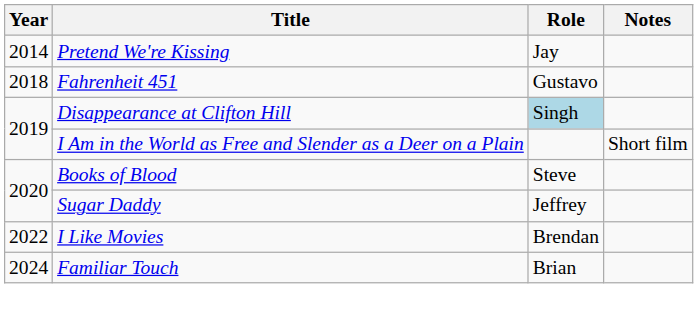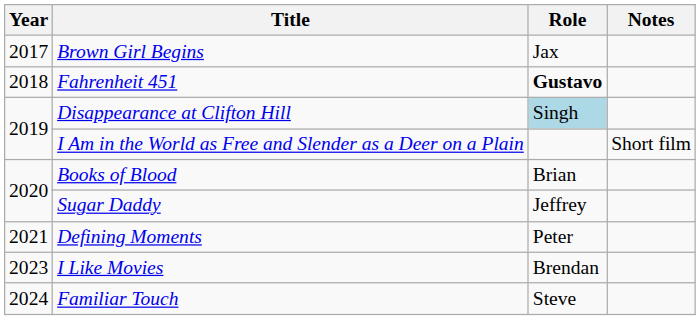- row: (143, 50)
+ row: (131, 50)
(565, 81) normal -> (567, 81) bold
(554, 174) Steve -> (554, 174) Brian
+ row: (130, 236)
(29, 236) 2022 -> (29, 267) 2023
(554, 267) Brian -> (554, 298) Steve
